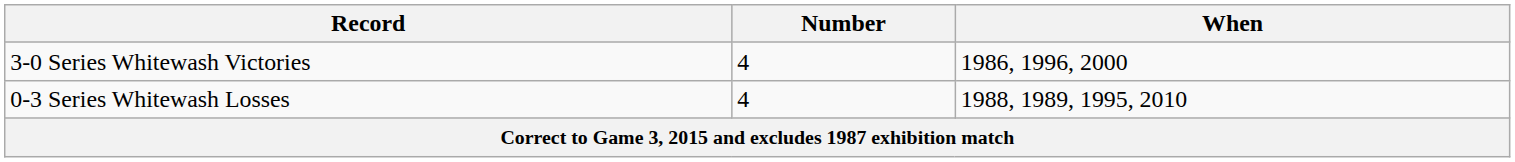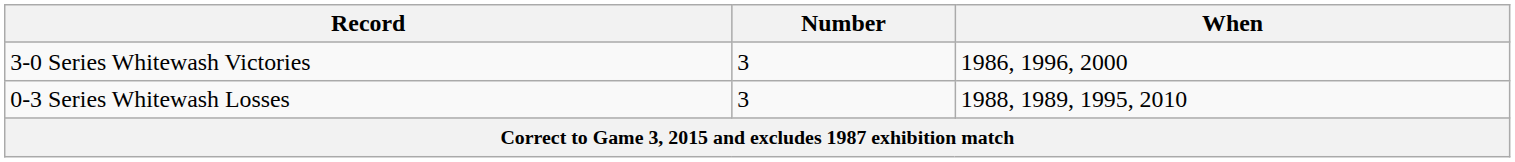(743, 61) 4 -> (743, 61) 3
(743, 99) 4 -> (743, 99) 3
